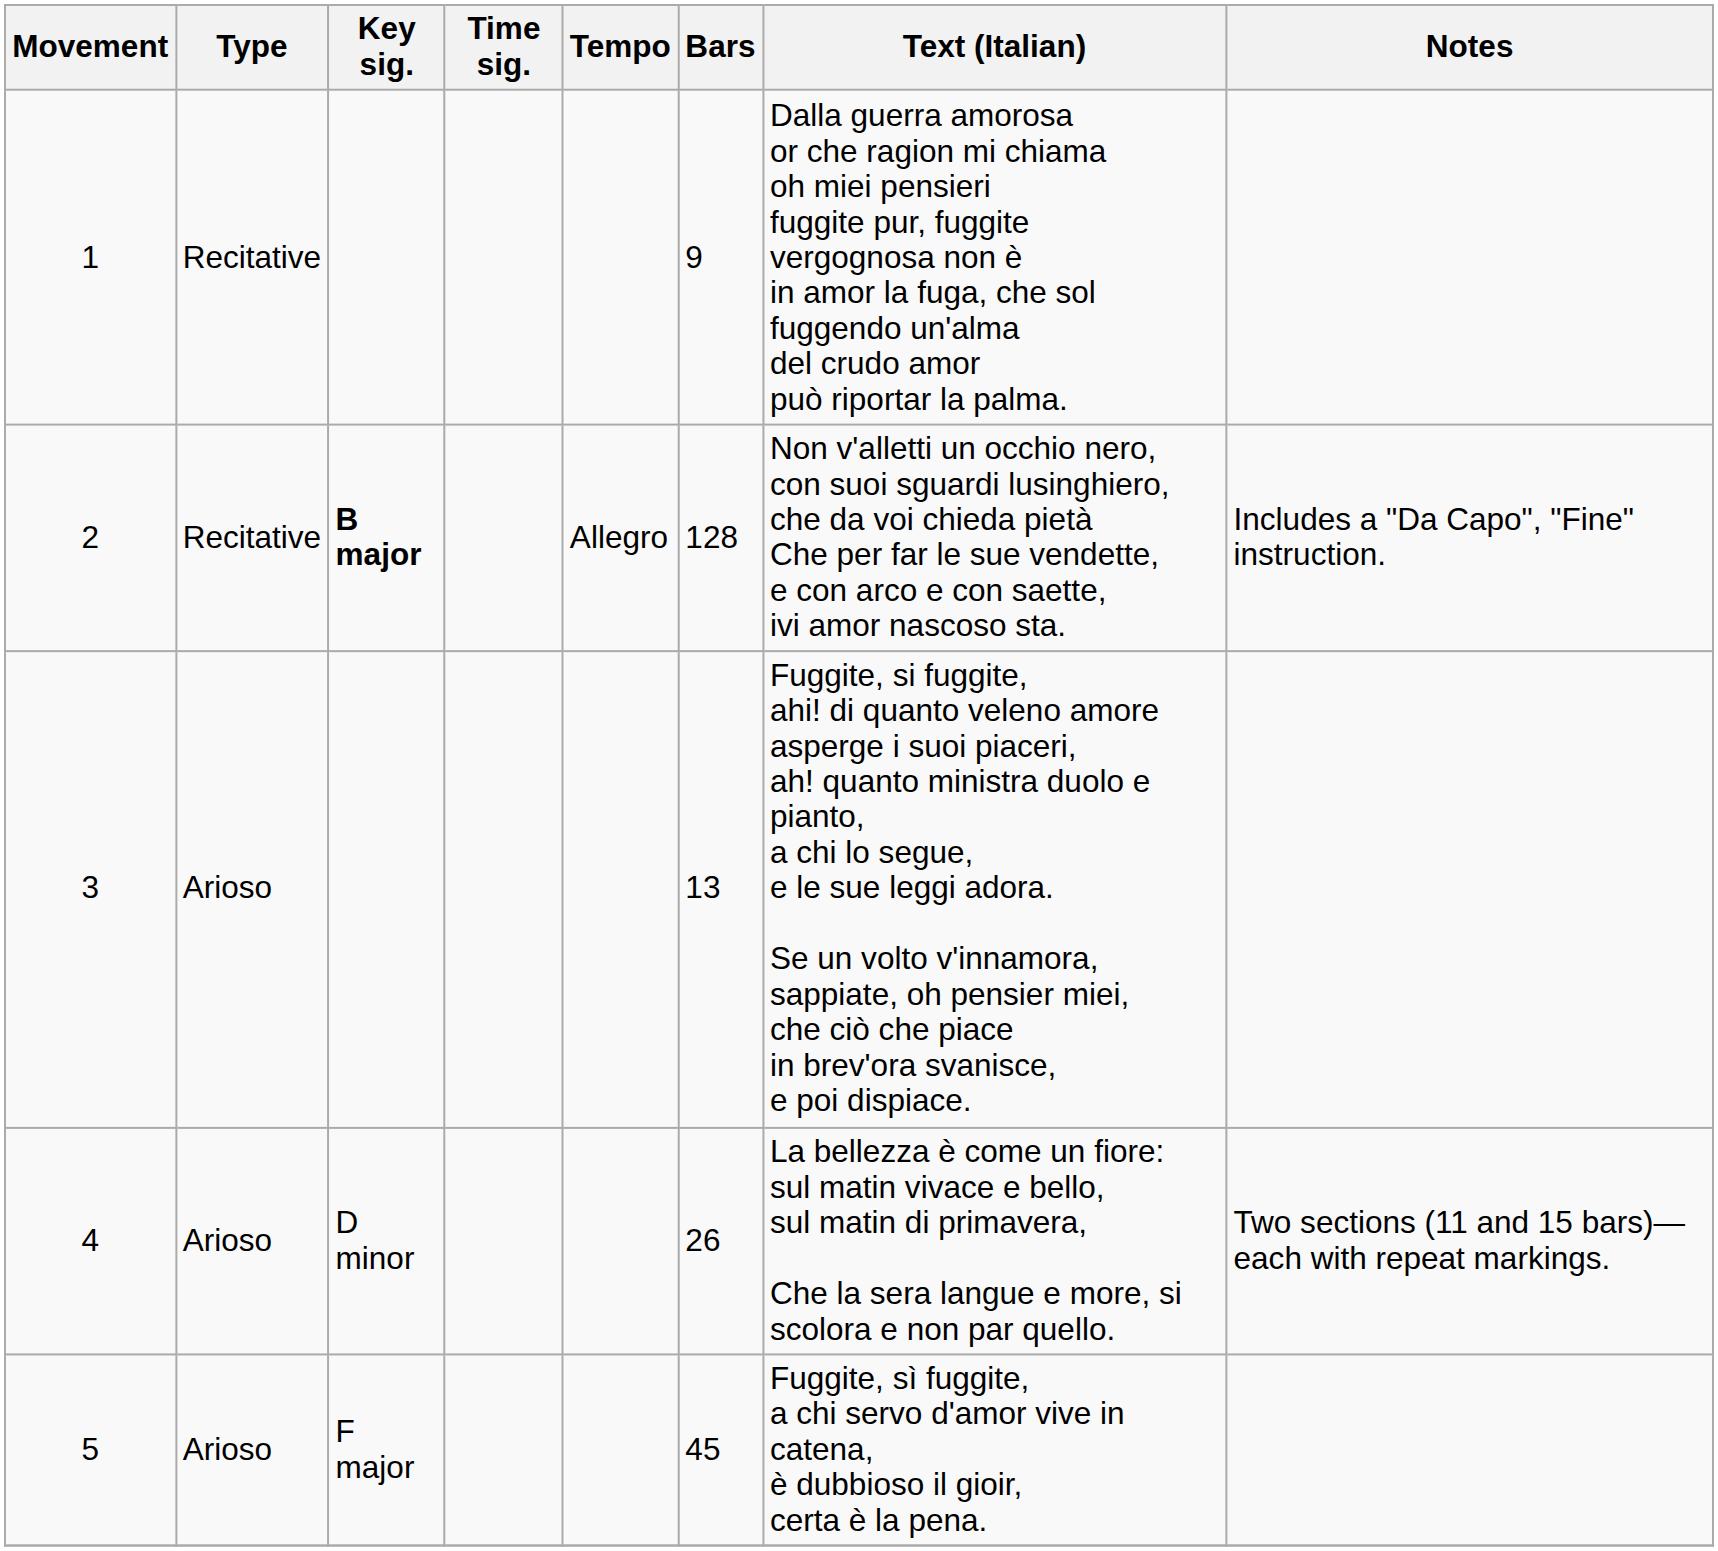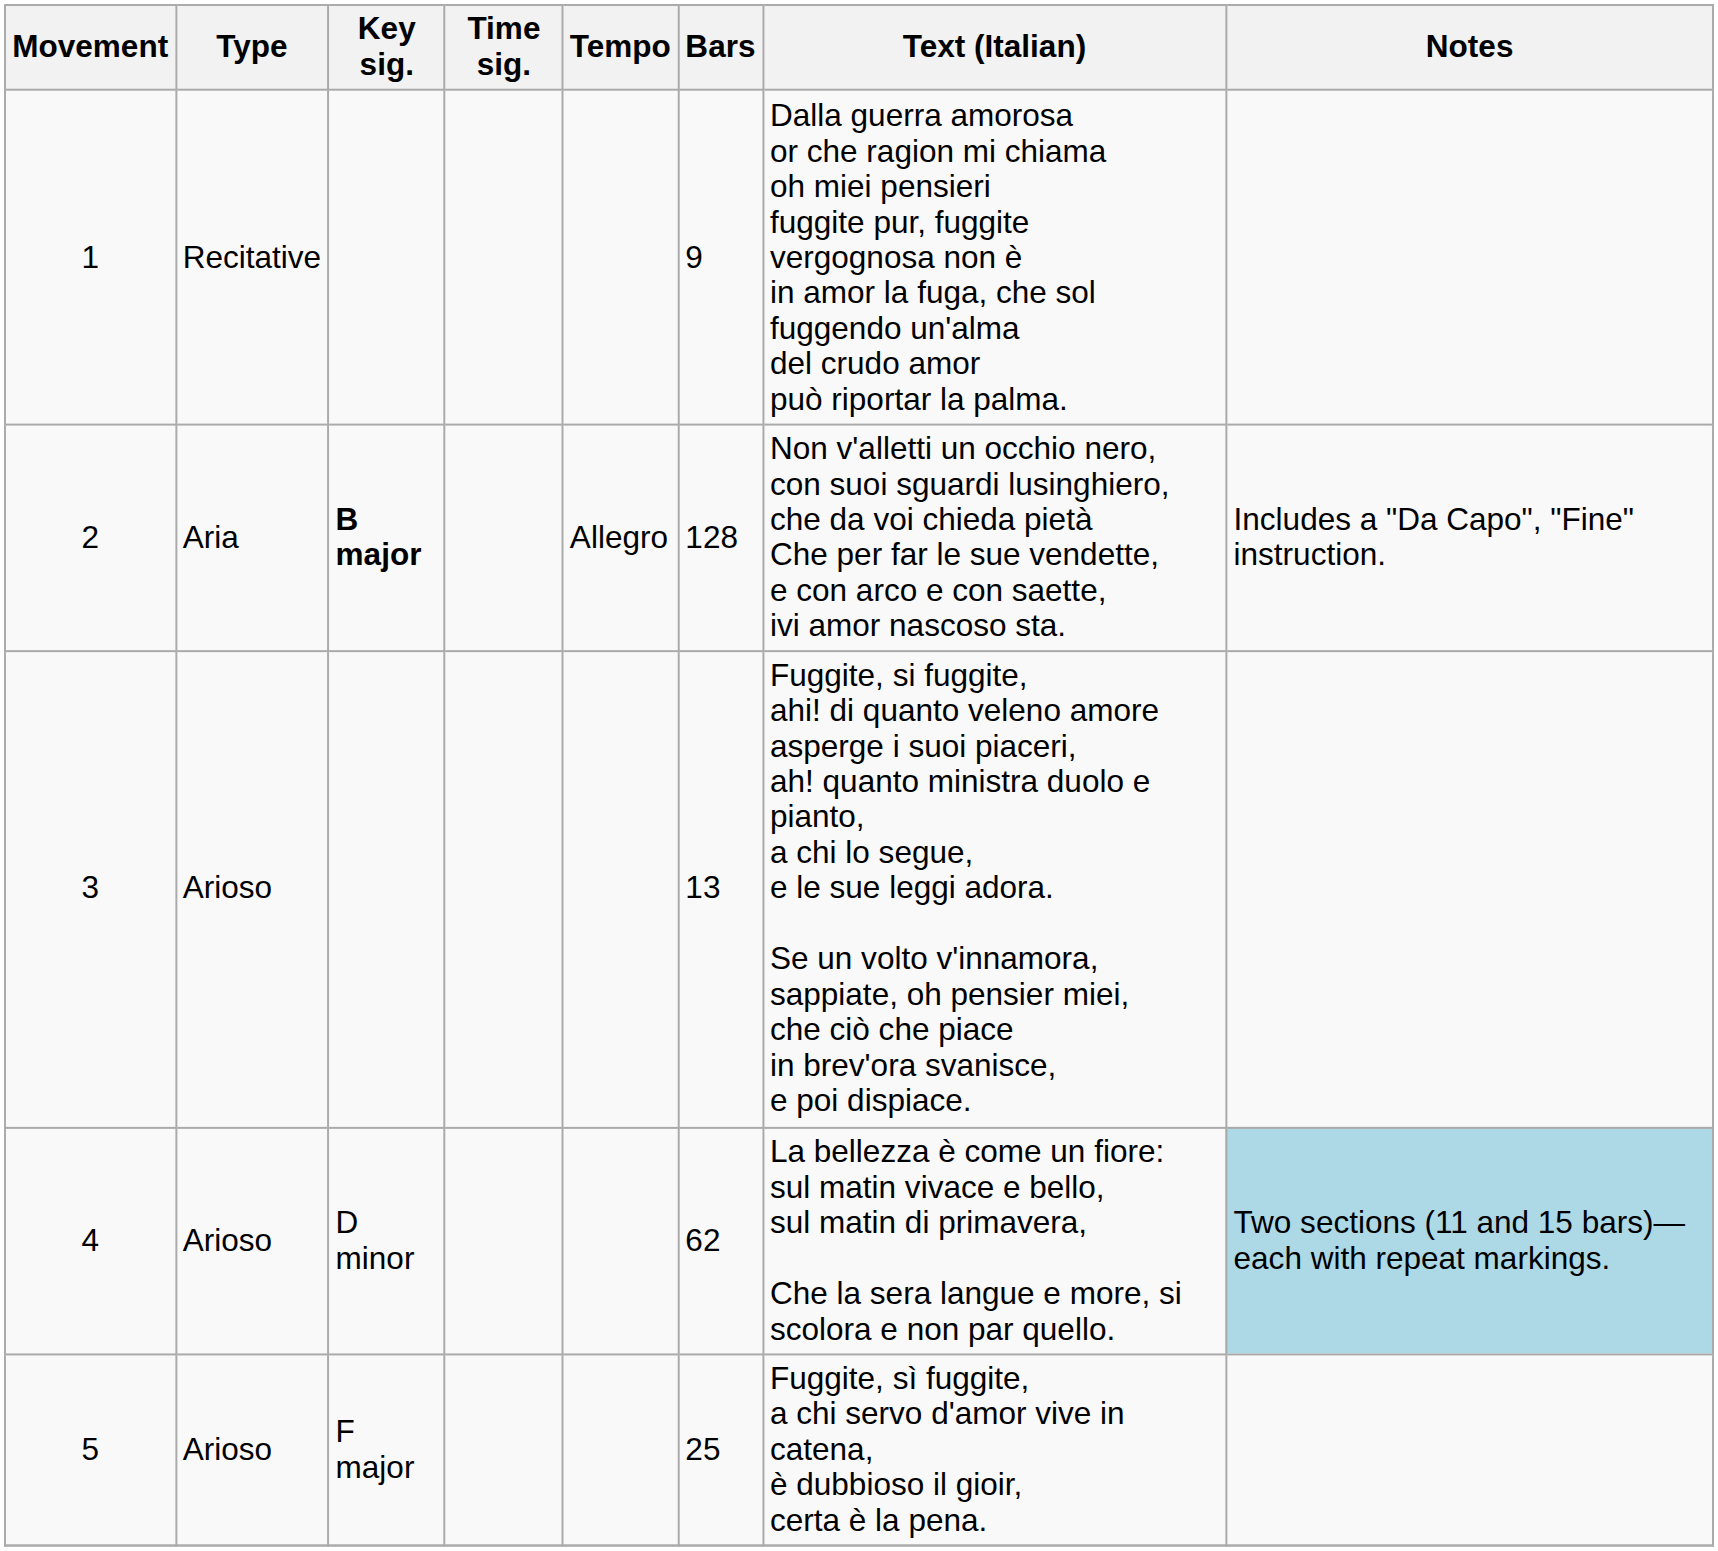(252, 537) Recitative -> (211, 537) Aria
(703, 1240) 26 -> (703, 1240) 62
(1459, 1240) no background -> (1459, 1240) lightblue background
(703, 1449) 45 -> (703, 1449) 25
